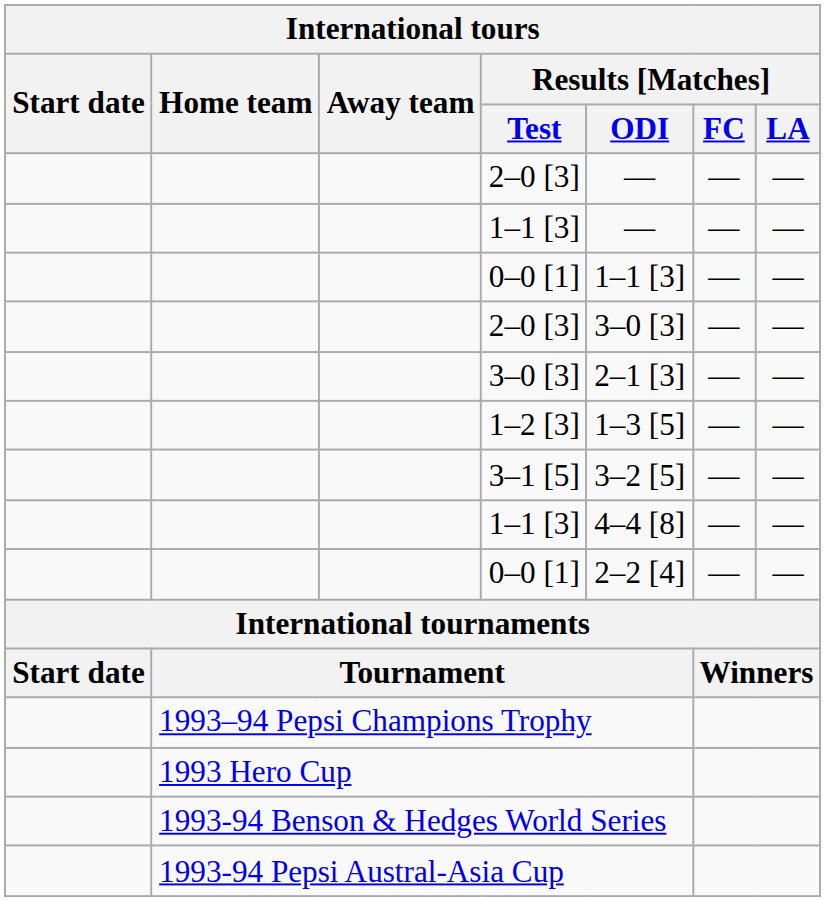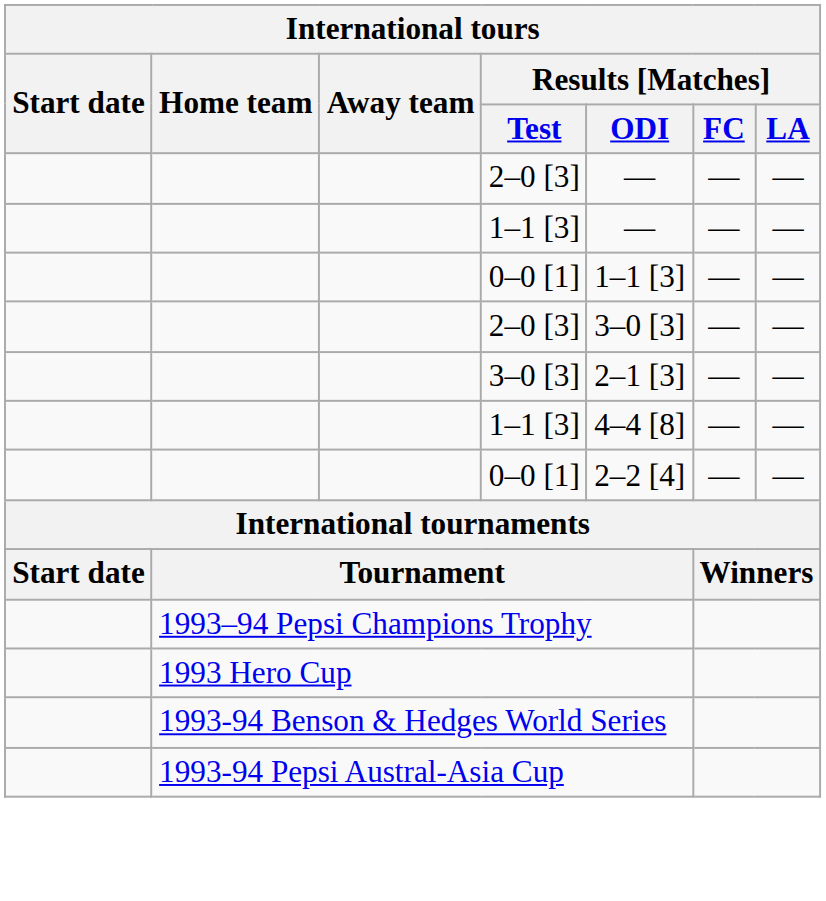- row: (236, 426)
- row: (236, 475)
